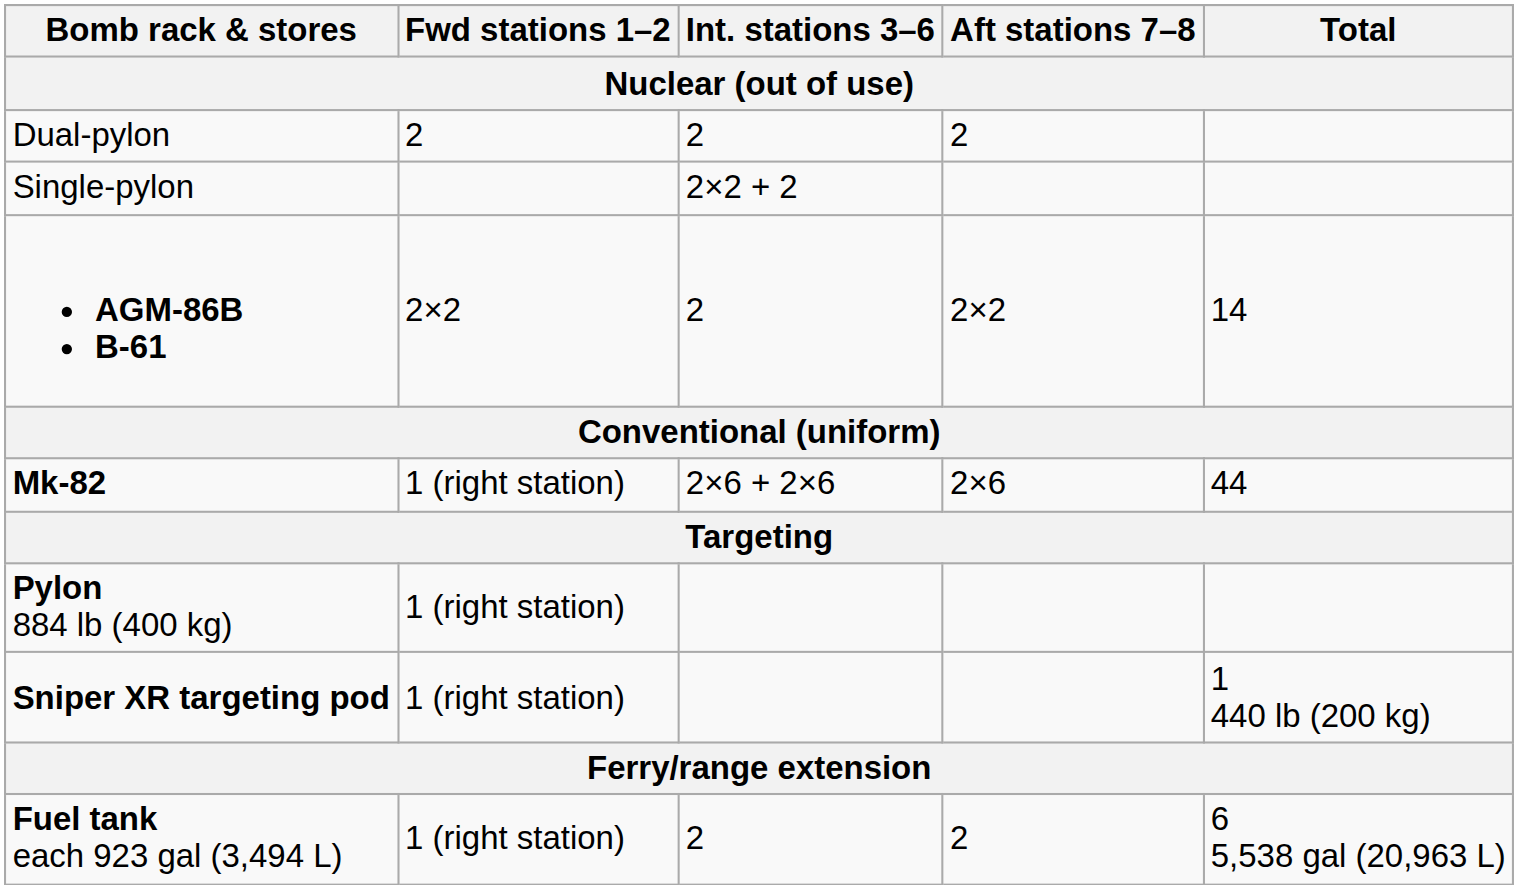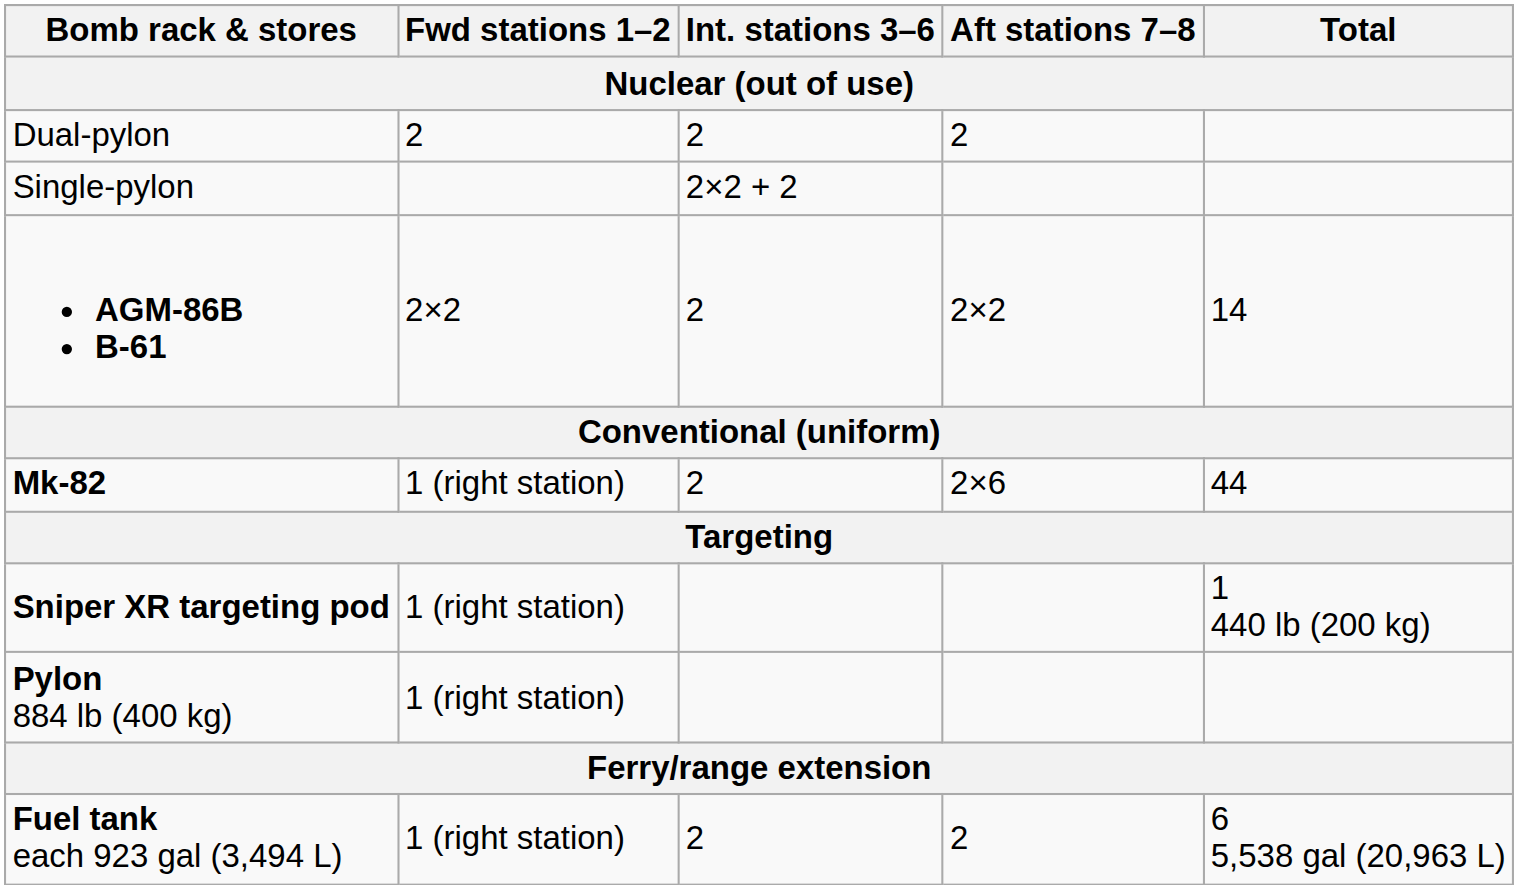(761, 484) 2×6 + 2×6 -> (695, 484) 2
rows swapped: (123, 607) <-> (201, 696)
